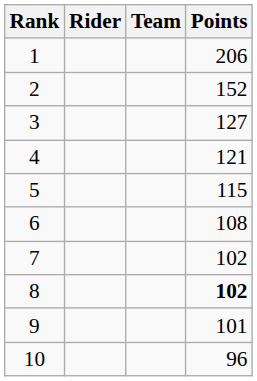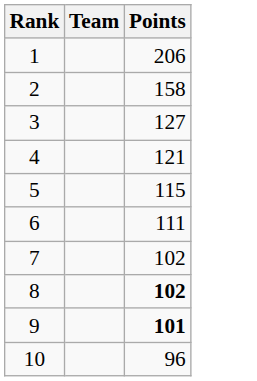- column: (95, 21)
(232, 88) 152 -> (170, 88) 158
(232, 223) 108 -> (171, 223) 111
(232, 325) normal -> (170, 325) bold
